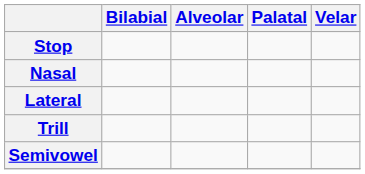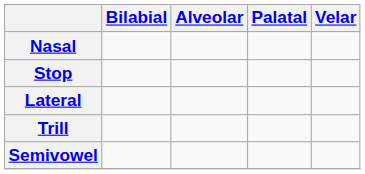rows swapped: (53, 45) <-> (53, 73)
